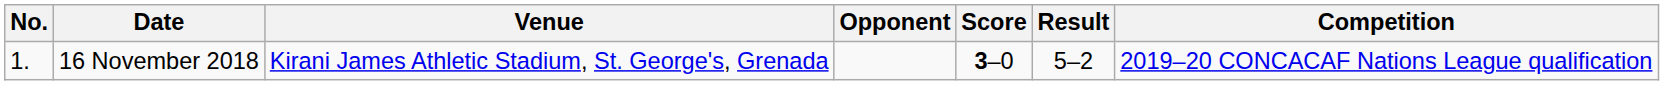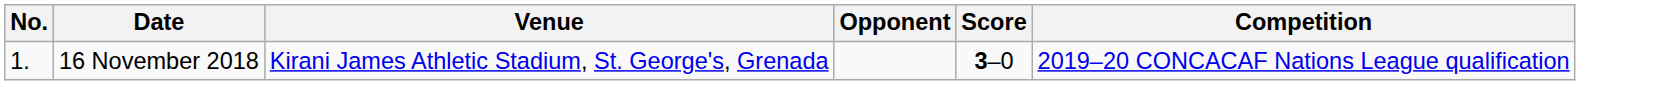- column: (1073, 23)
